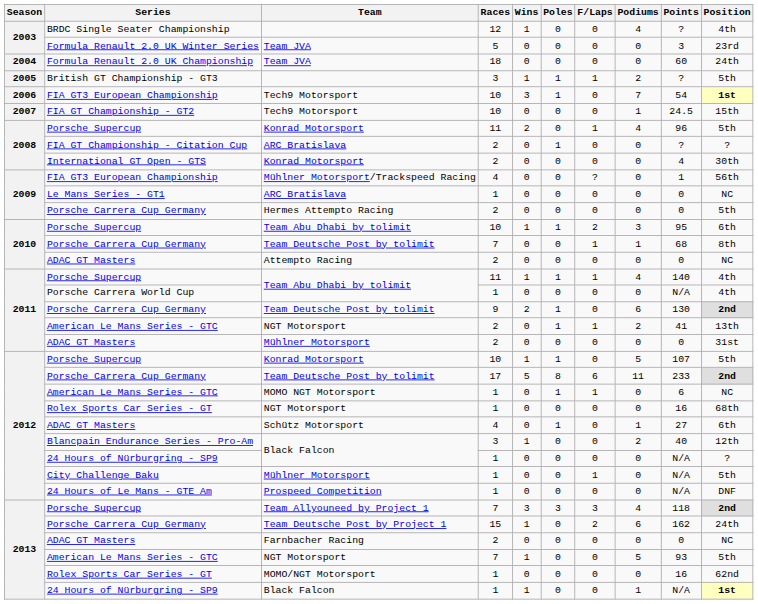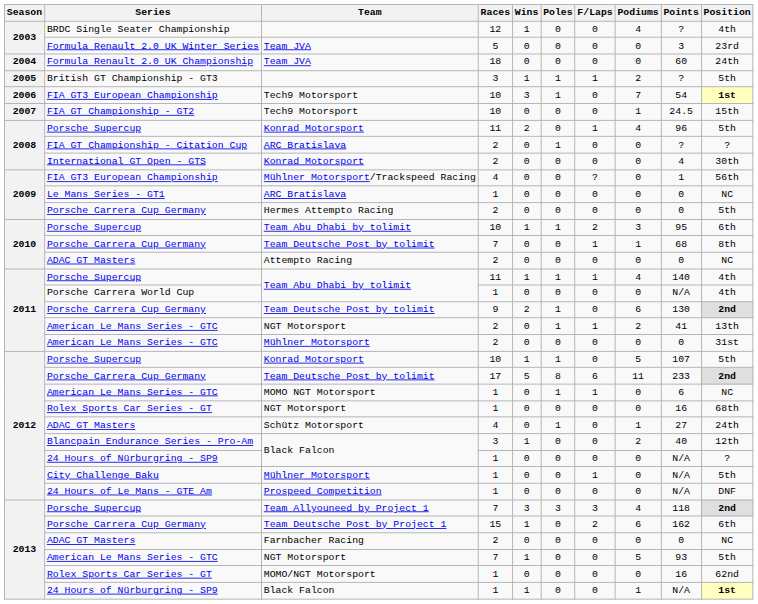(91, 343) ADAC GT Masters -> (132, 343) American Le Mans Series - GTC
(727, 425) 6th -> (727, 425) 24th
(727, 524) 24th -> (727, 524) 6th
